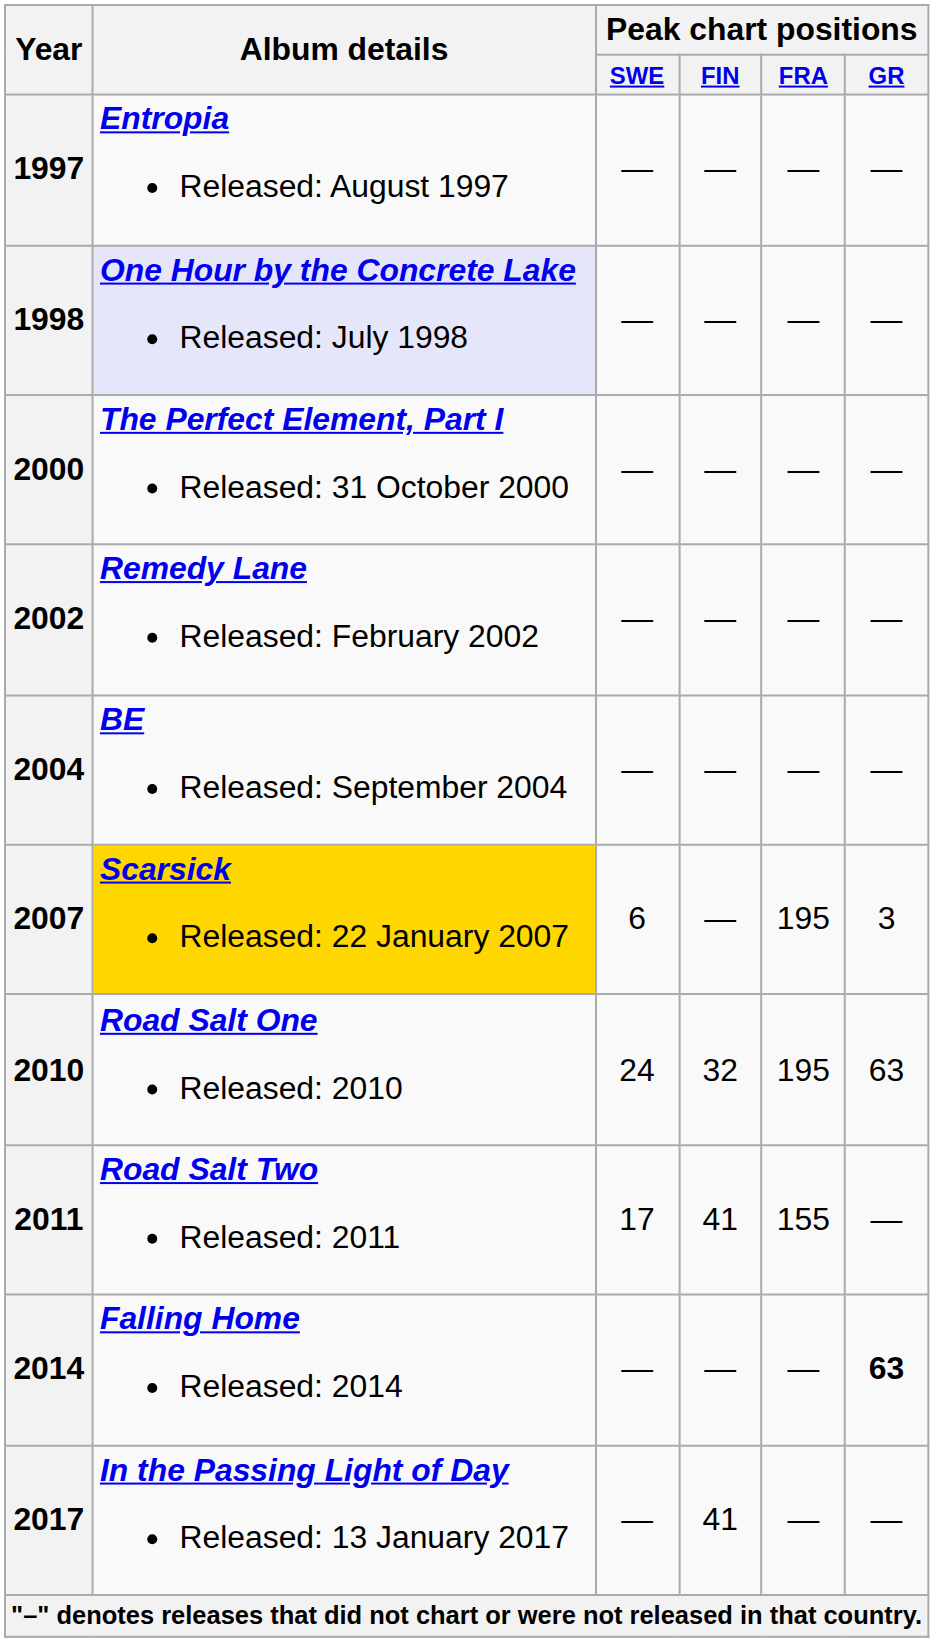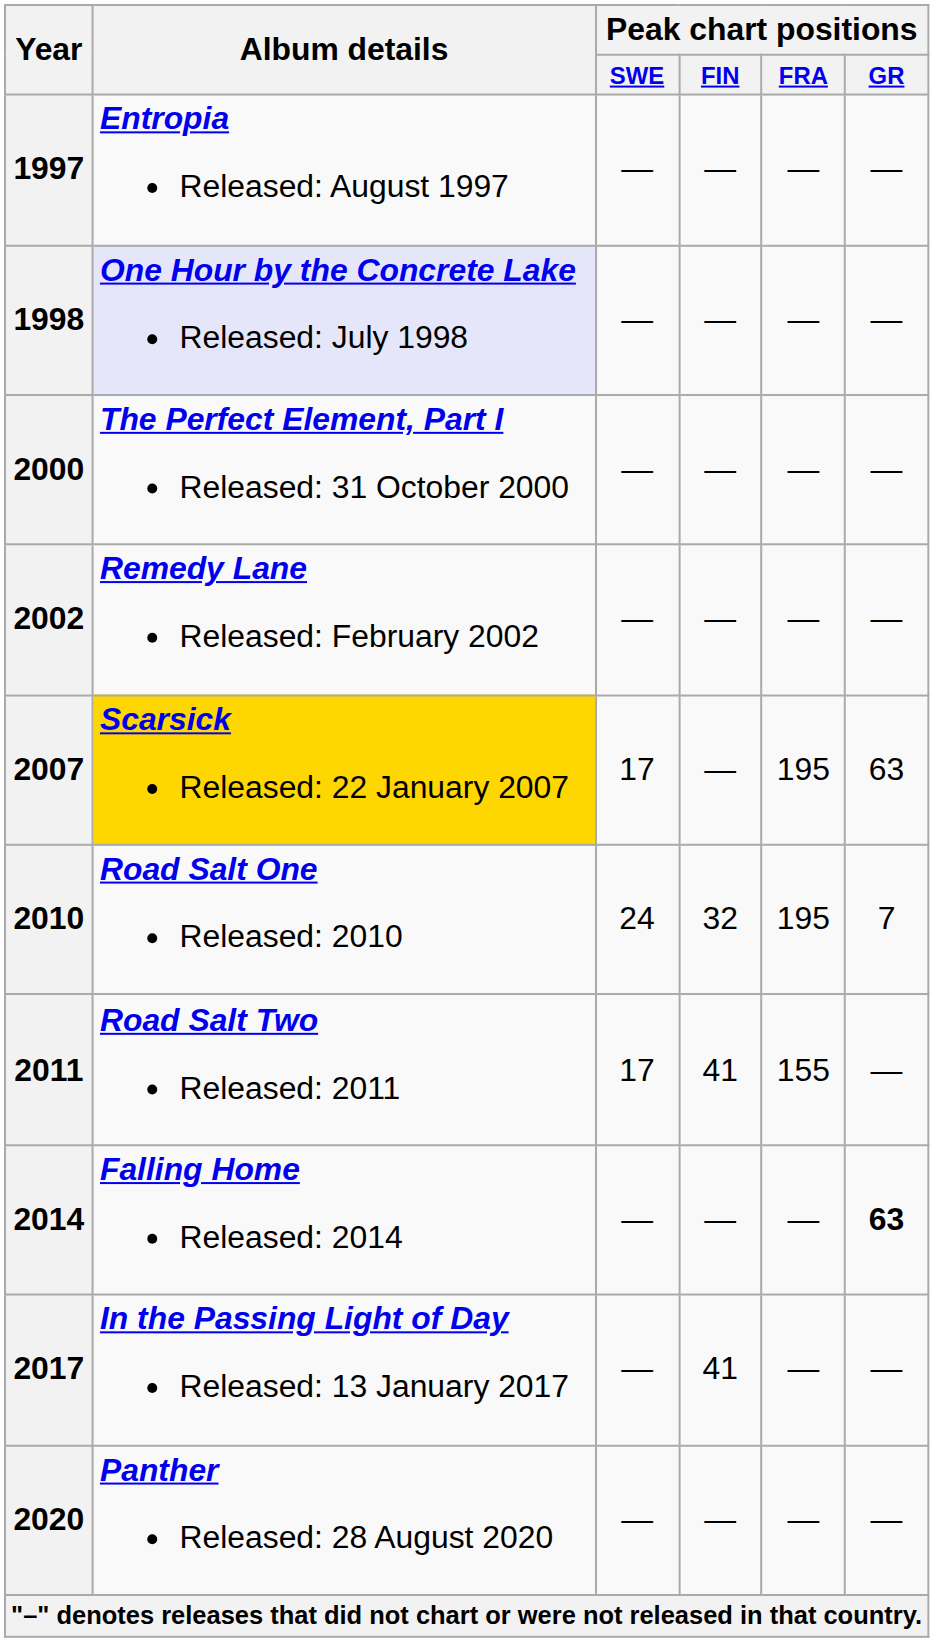- row: (49, 769)
(637, 919) 6 -> (637, 769) 17
(887, 919) 3 -> (886, 769) 63
(886, 1069) 63 -> (887, 919) 7
+ row: (49, 1519)
